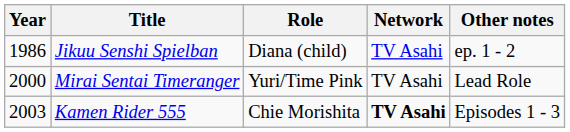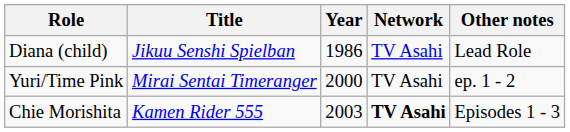columns swapped: (28, 20) <-> (305, 20)
(485, 50) ep. 1 - 2 -> (493, 50) Lead Role
(493, 81) Lead Role -> (485, 81) ep. 1 - 2
